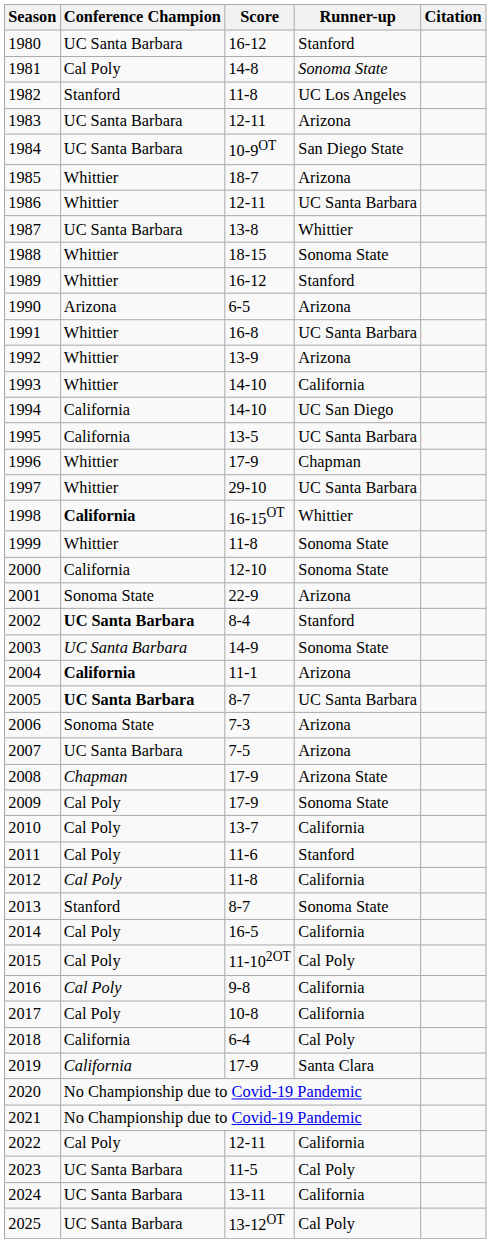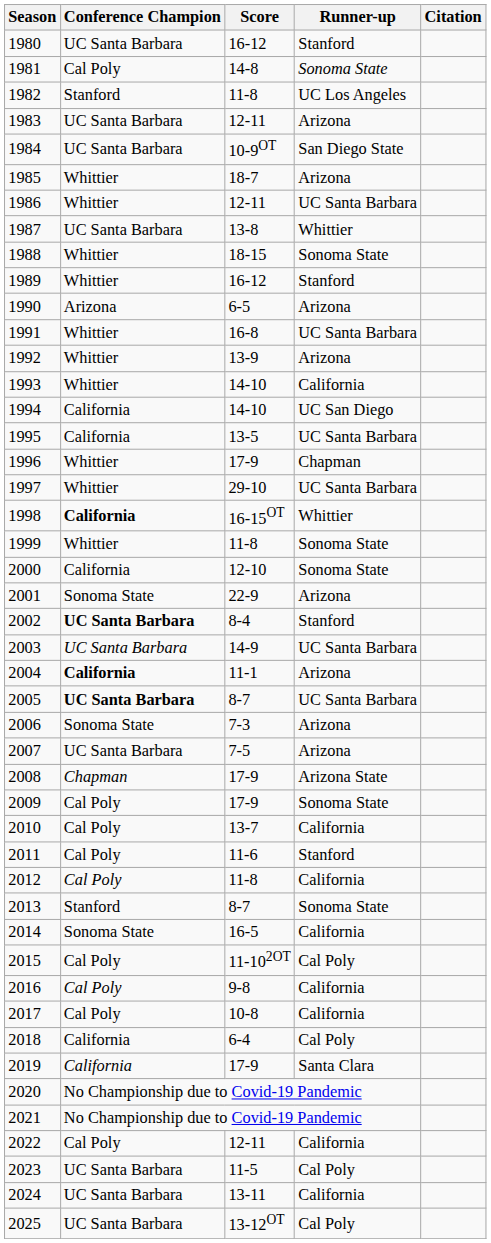(343, 647) Sonoma State -> (358, 647) UC Santa Barbara
(92, 932) Cal Poly -> (109, 932) Sonoma State
